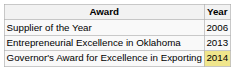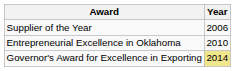(217, 43) 2013 -> (217, 43) 2010
